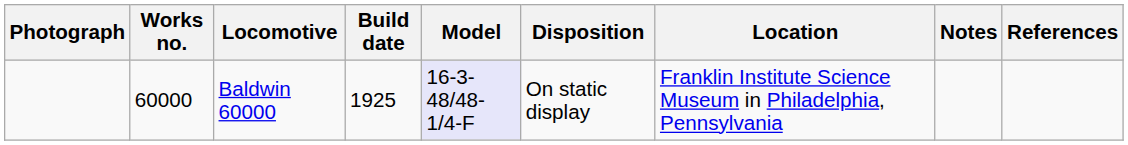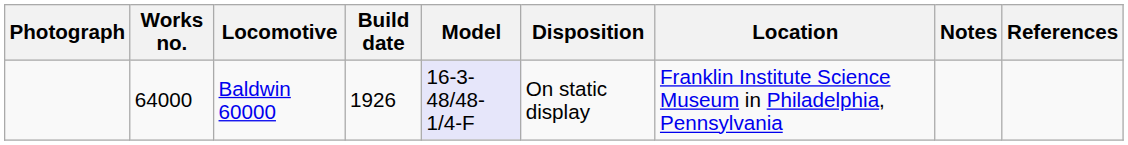(163, 100) 60000 -> (163, 100) 64000
(373, 100) 1925 -> (373, 100) 1926
